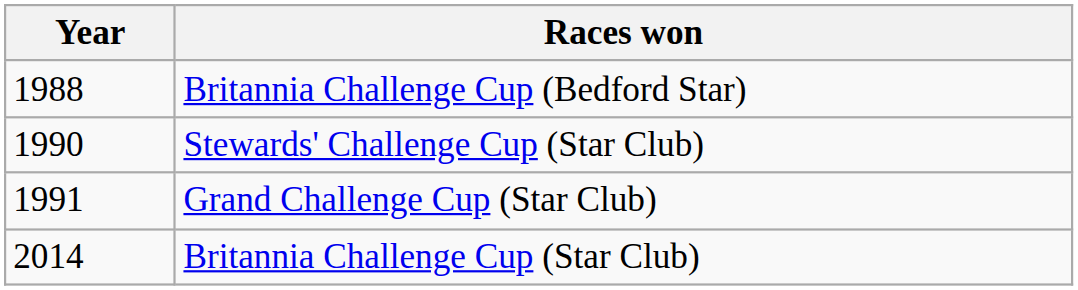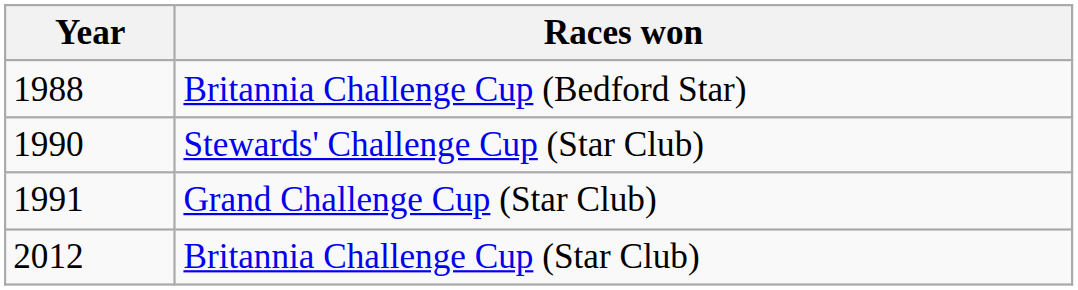(48, 255) 2014 -> (48, 255) 2012
